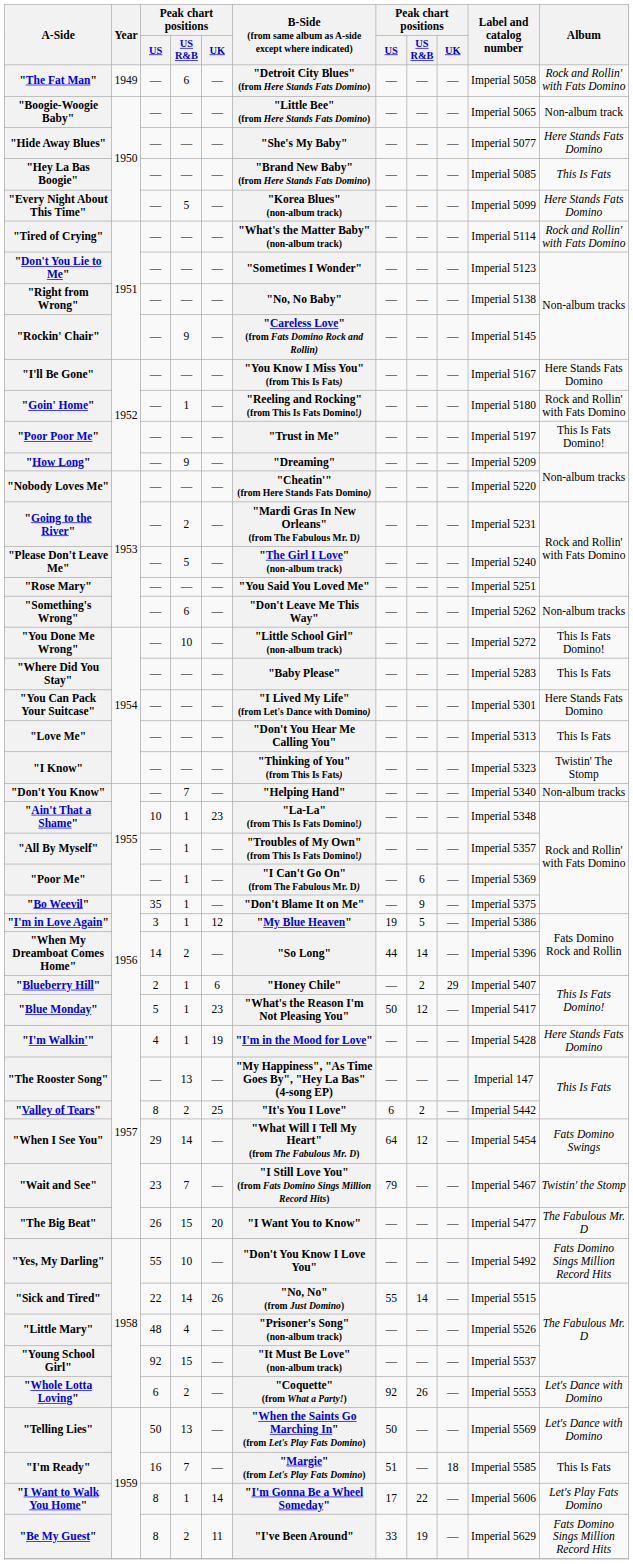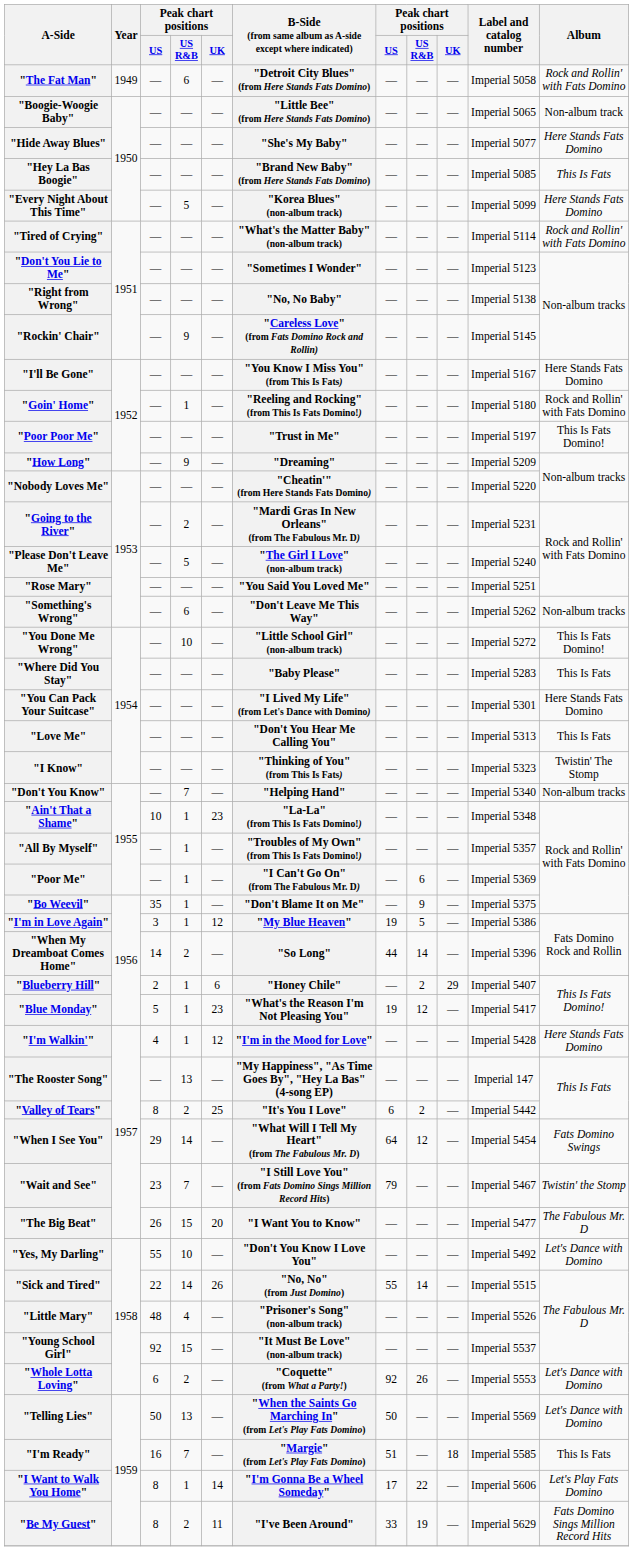(391, 1009) 50 -> (391, 1009) 19
(217, 1041) 19 -> (217, 1041) 12
(584, 1260) Fats Domino Sings Million Record Hits -> (584, 1254) Let's Dance with Domino
